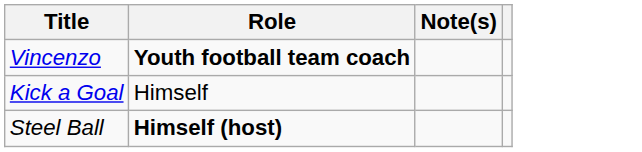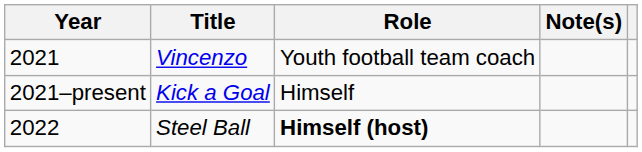+ column: (78, 22)
(272, 57) bold -> (408, 57) normal
